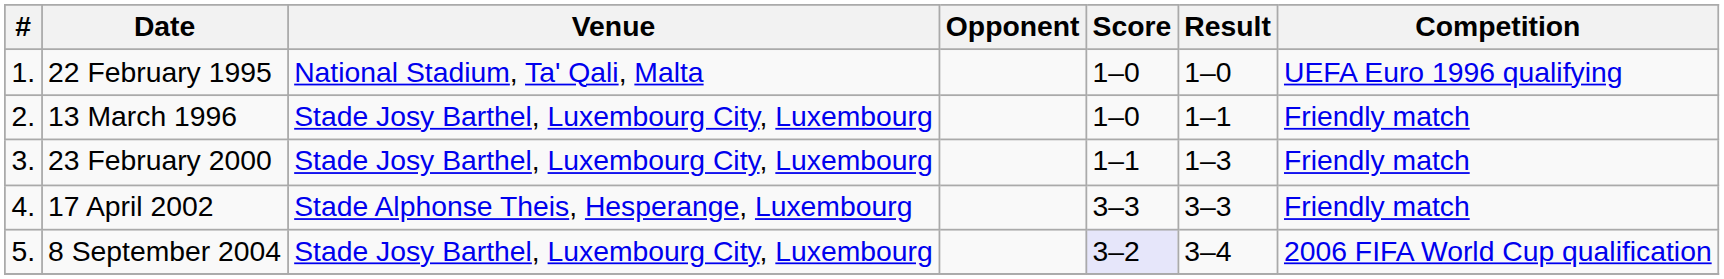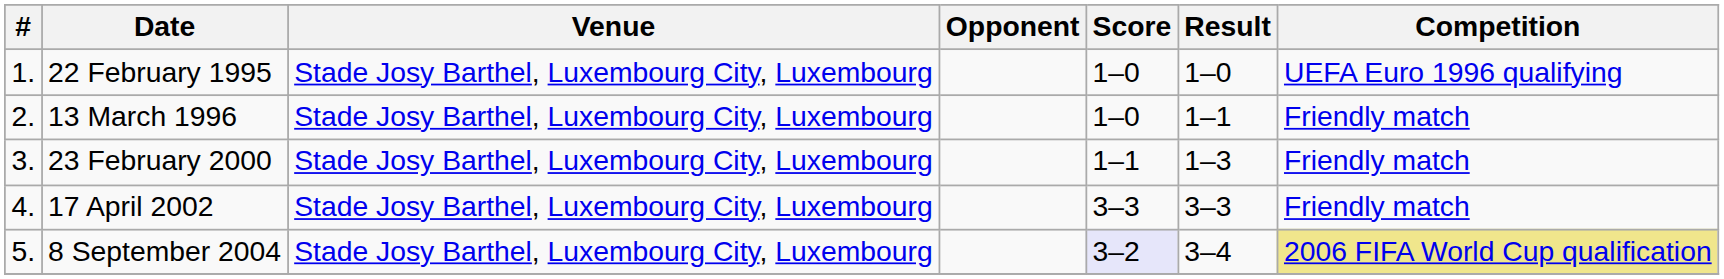(499, 71) National Stadium, Ta' Qali, Malta -> (613, 71) Stade Josy Barthel, Luxembourg City, Luxembourg
(603, 206) Stade Alphonse Theis, Hesperange, Luxembourg -> (613, 206) Stade Josy Barthel, Luxembourg City, Luxembourg
(1498, 251) no background -> (1498, 251) khaki background
